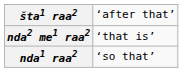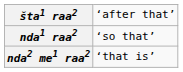rows swapped: (49, 57) <-> (49, 36)
